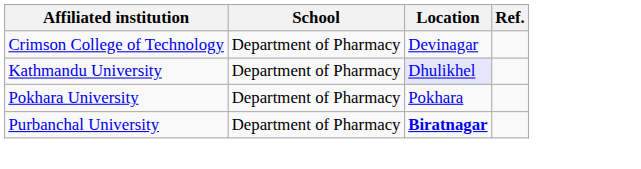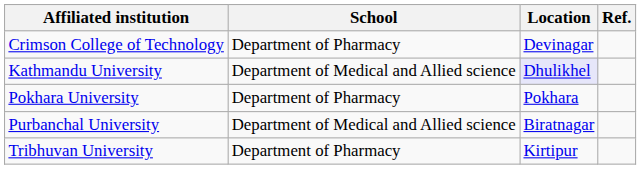(316, 71) Department of Pharmacy -> (374, 71) Department of Medical and Allied science
(316, 124) Department of Pharmacy -> (374, 124) Department of Medical and Allied science
(448, 124) bold -> (559, 124) normal
+ row: (81, 151)
